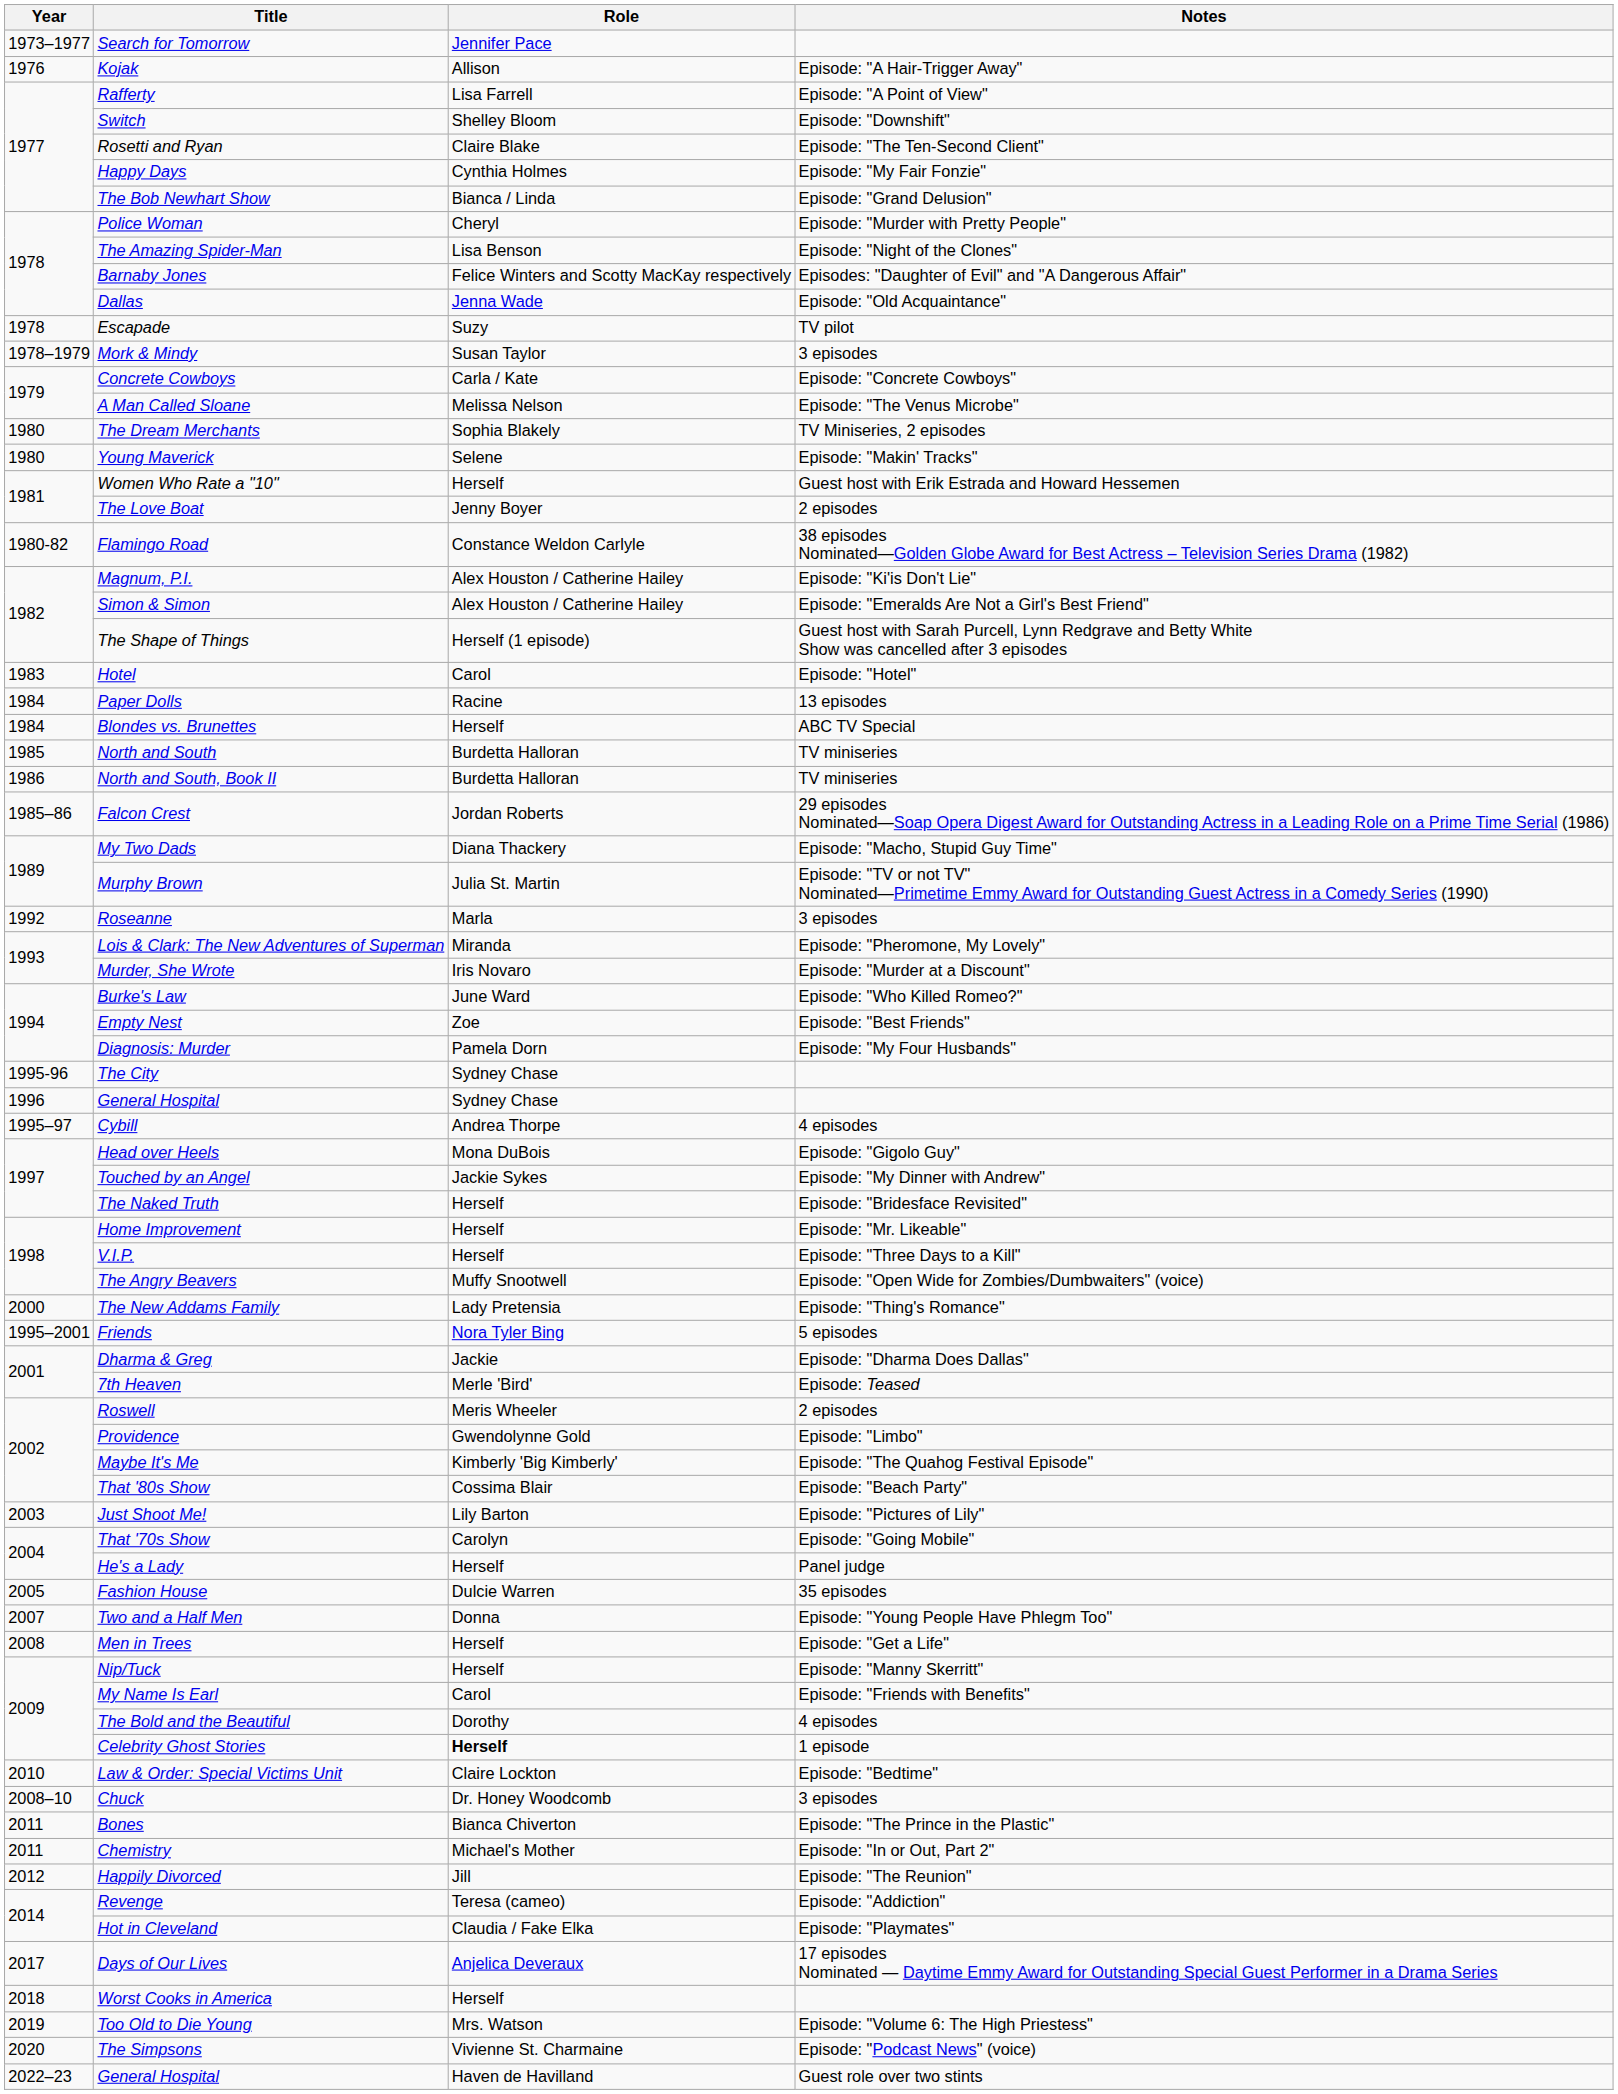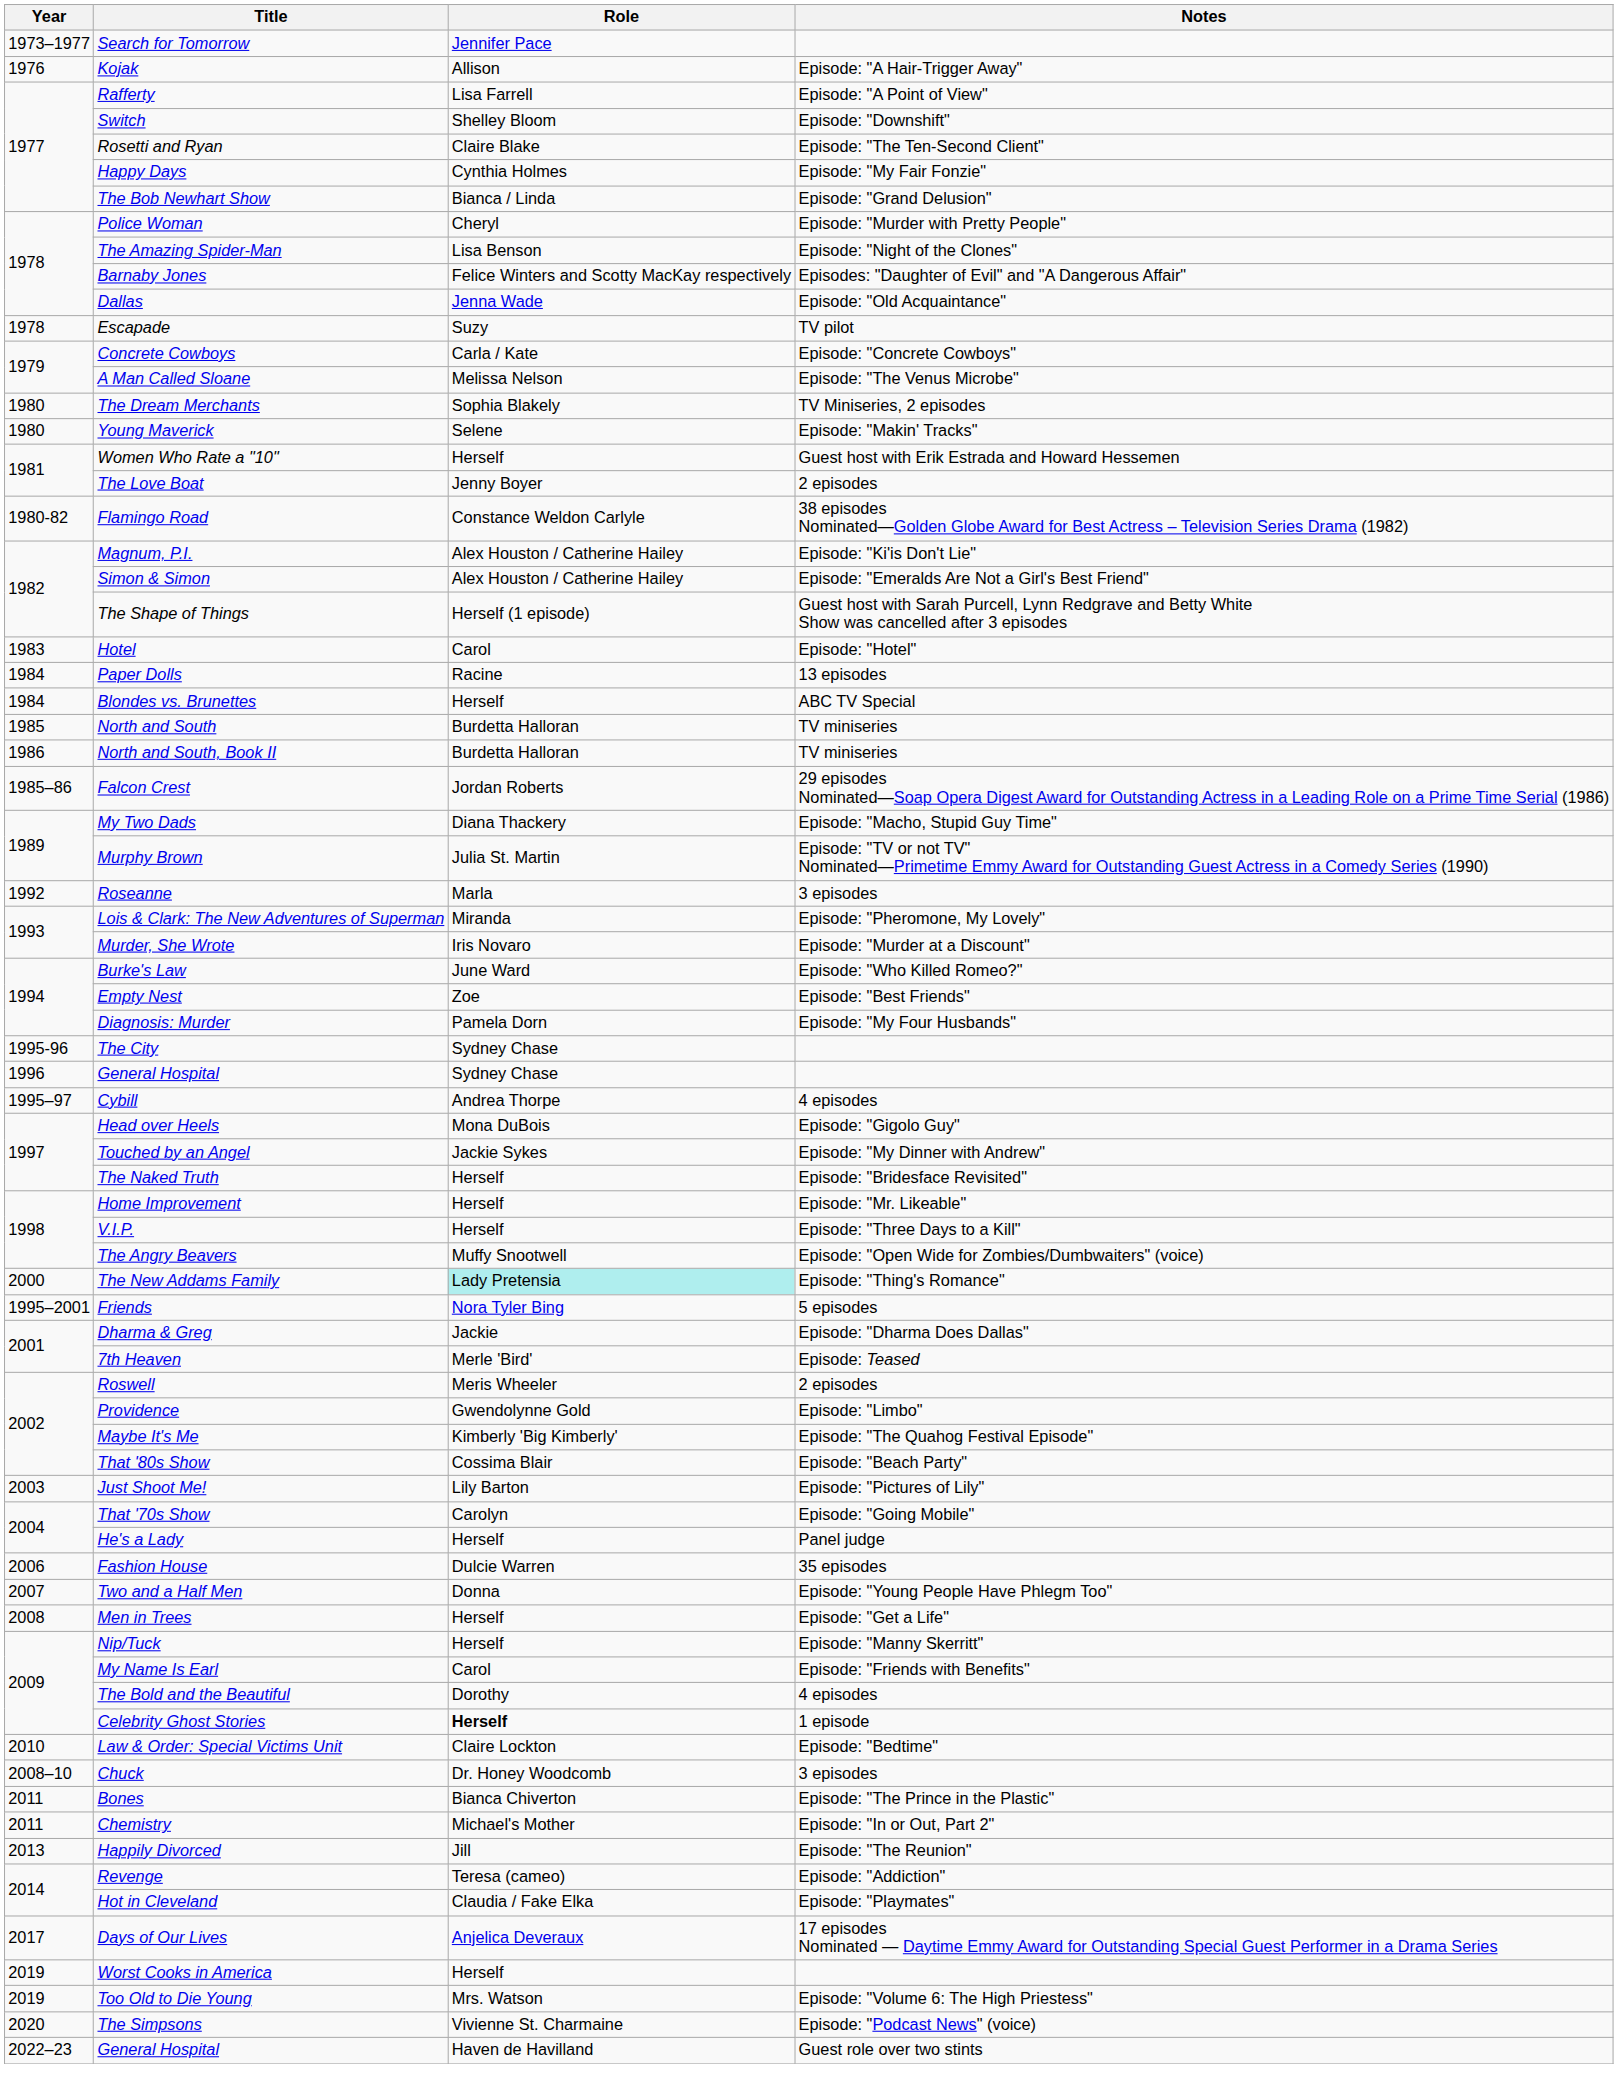- row: (147, 353)
(506, 1307) no background -> (506, 1281) paleturquoise background
(26, 1592) 2005 -> (26, 1566) 2006
(26, 1876) 2012 -> (26, 1850) 2013
(26, 1998) 2018 -> (26, 1972) 2019
